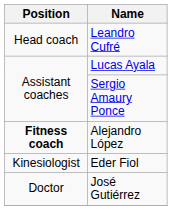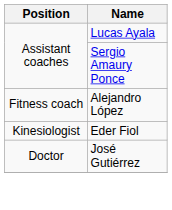- row: (113, 39)
(46, 137) bold -> (46, 104) normal
